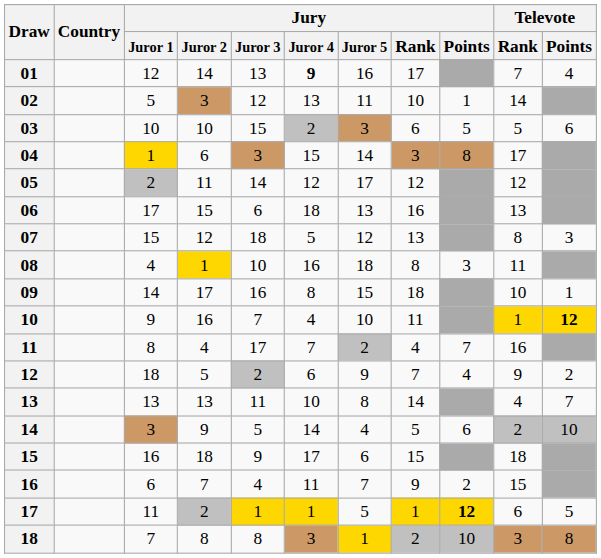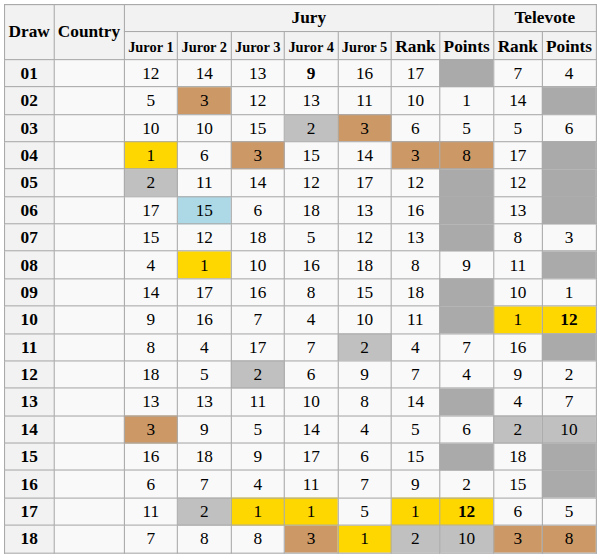(204, 210) no background -> (204, 210) lightblue background
(467, 264) 3 -> (467, 264) 9
